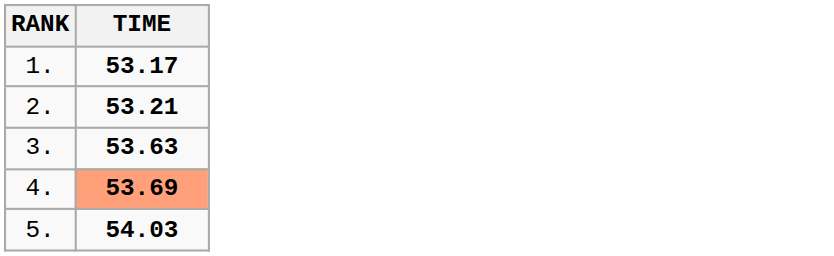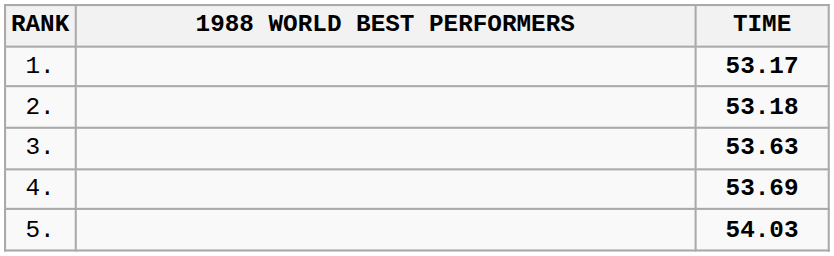+ column: (385, 25)
(142, 107) 53.21 -> (762, 107) 53.18
(142, 189) lightsalmon background -> (762, 189) no background
